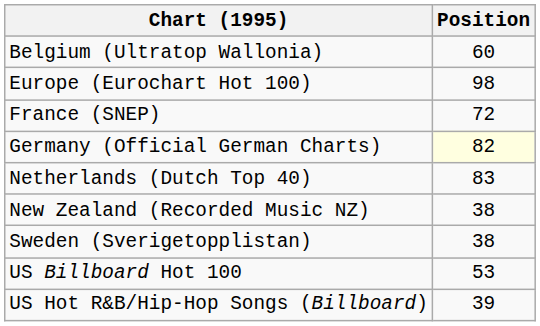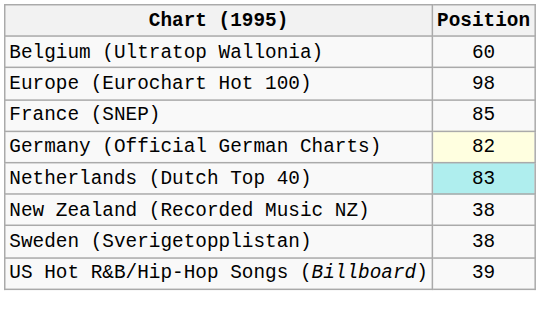(484, 115) 72 -> (484, 115) 85
(484, 178) no background -> (484, 178) paleturquoise background
- row: (126, 273)
